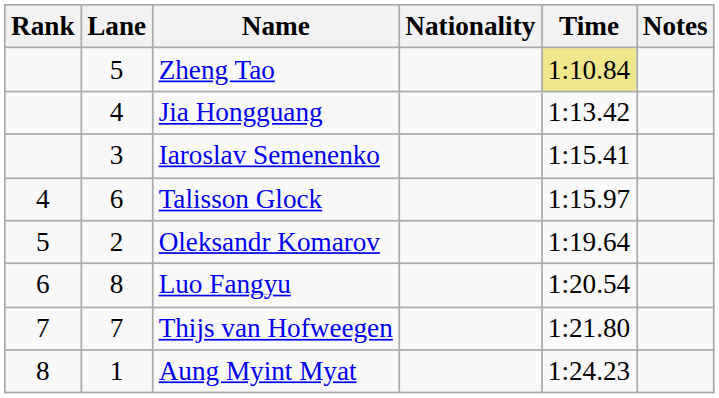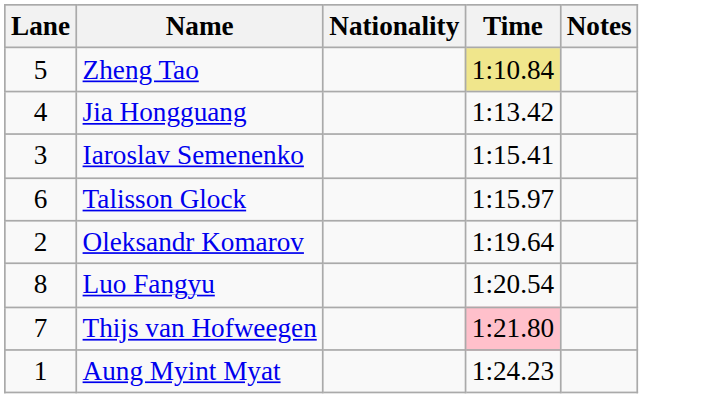- column: (43, 26)
(589, 328) no background -> (513, 328) pink background
